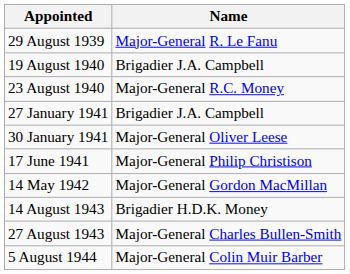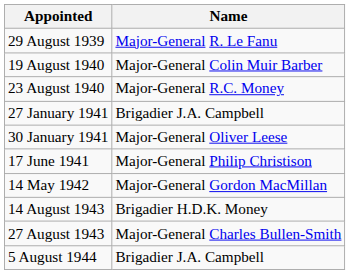(190, 64) Brigadier J.A. Campbell -> (219, 64) Major-General Colin Muir Barber
(219, 257) Major-General Colin Muir Barber -> (190, 257) Brigadier J.A. Campbell
